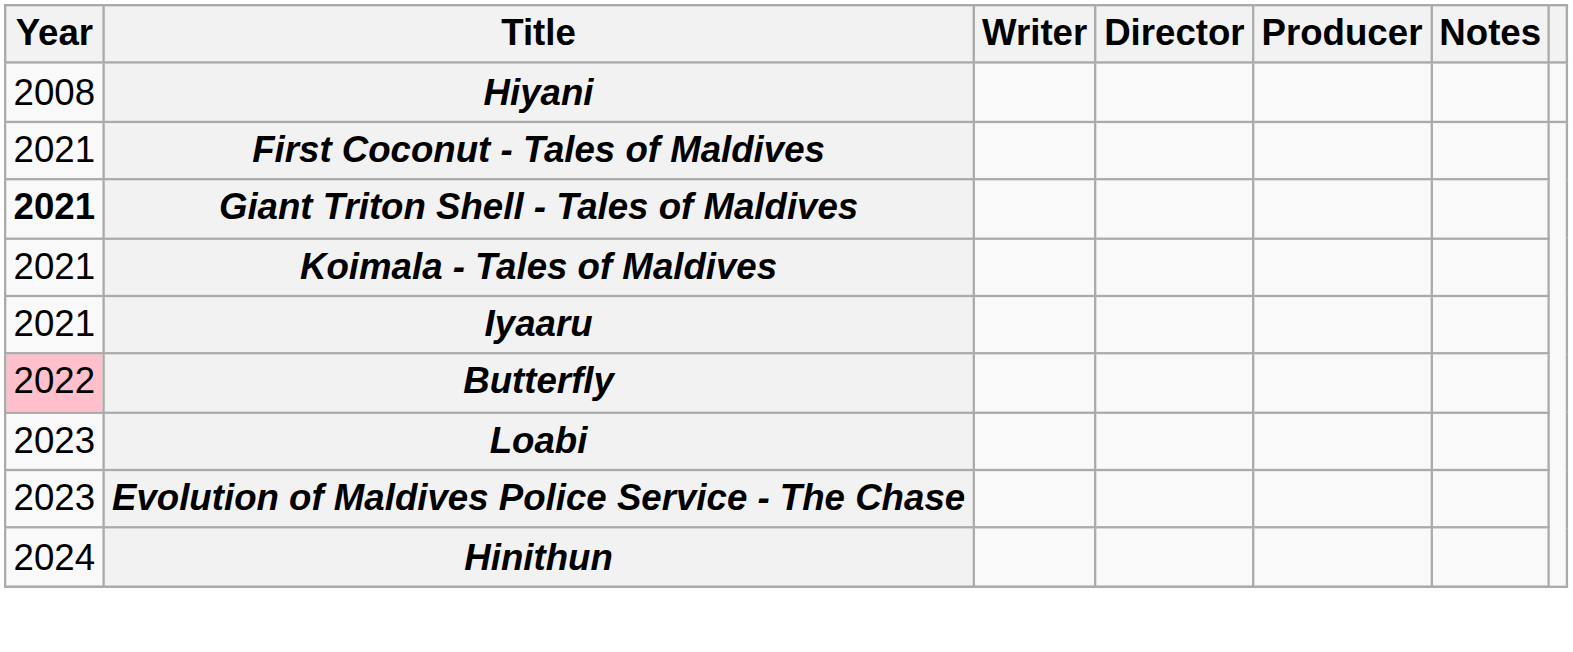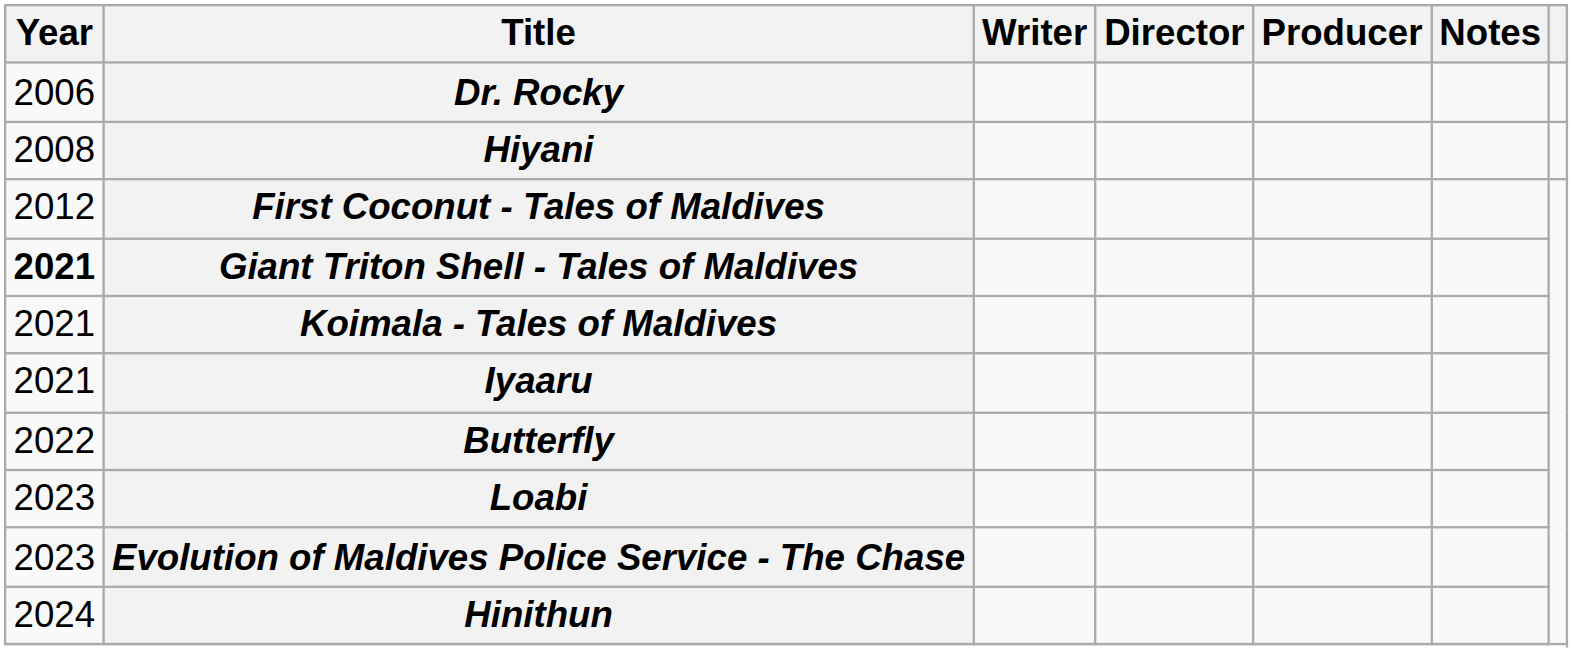+ row: (539, 91)
(54, 149) 2021 -> (54, 207) 2012
(54, 382) pink background -> (54, 440) no background
